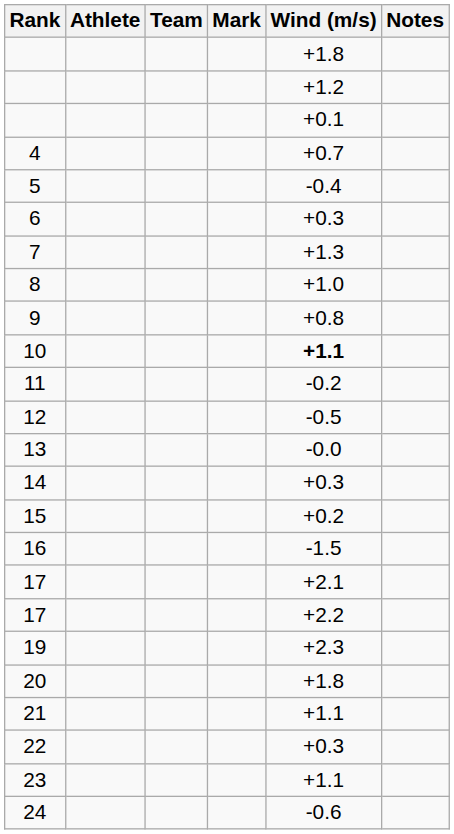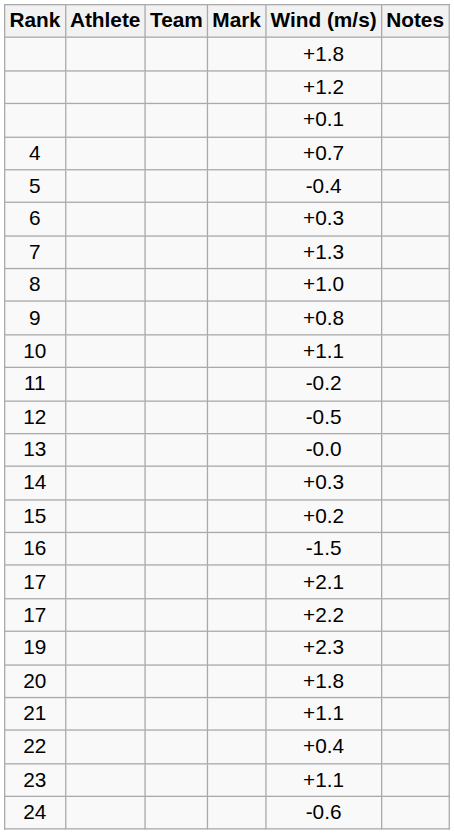(324, 350) bold -> (324, 350) normal
(324, 746) +0.3 -> (324, 746) +0.4
